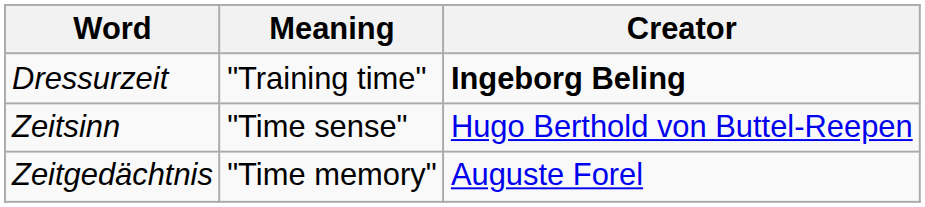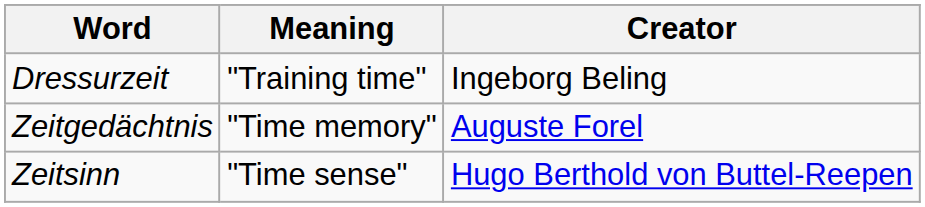(568, 77) bold -> (559, 77) normal
rows swapped: (113, 175) <-> (66, 126)
